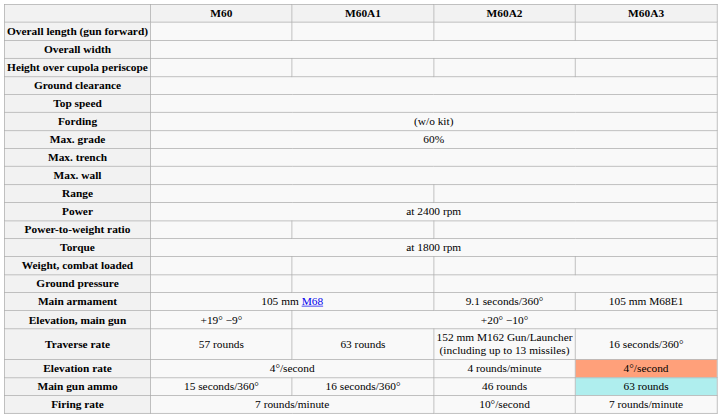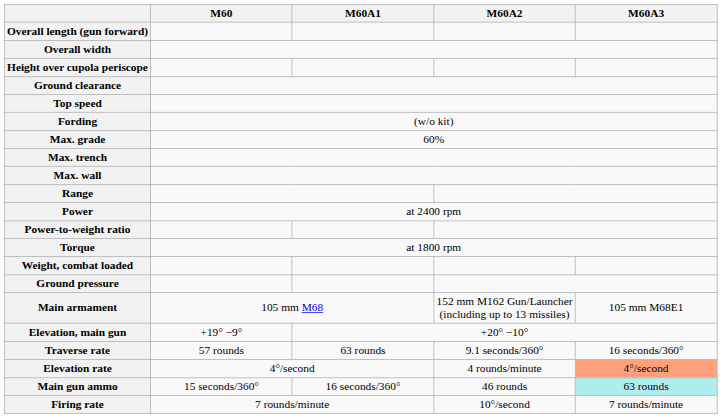(505, 301) 9.1 seconds/360° -> (505, 308) 152 mm M162 Gun/Launcher (including up to 13 missiles)
(505, 344) 152 mm M162 Gun/Launcher (including up to 13 missiles) -> (505, 350) 9.1 seconds/360°
